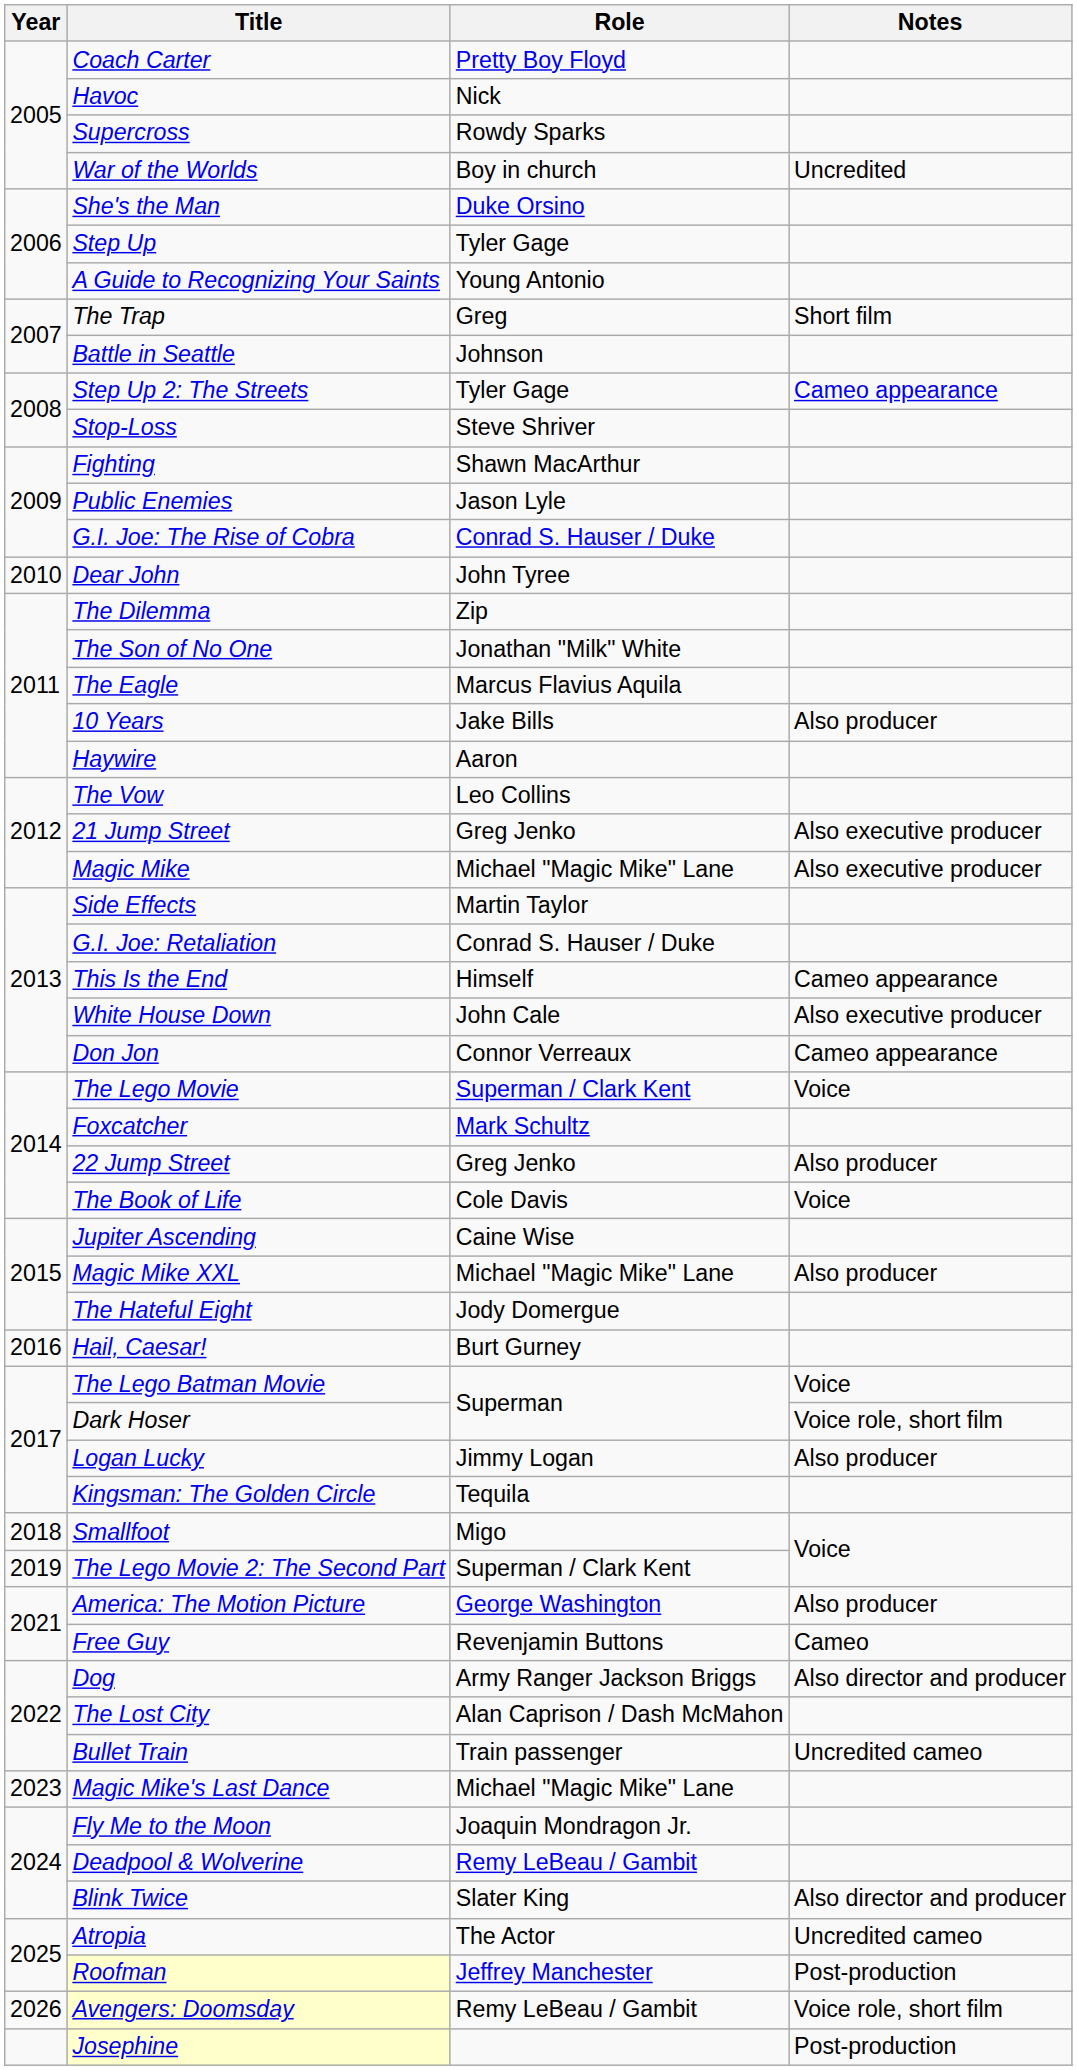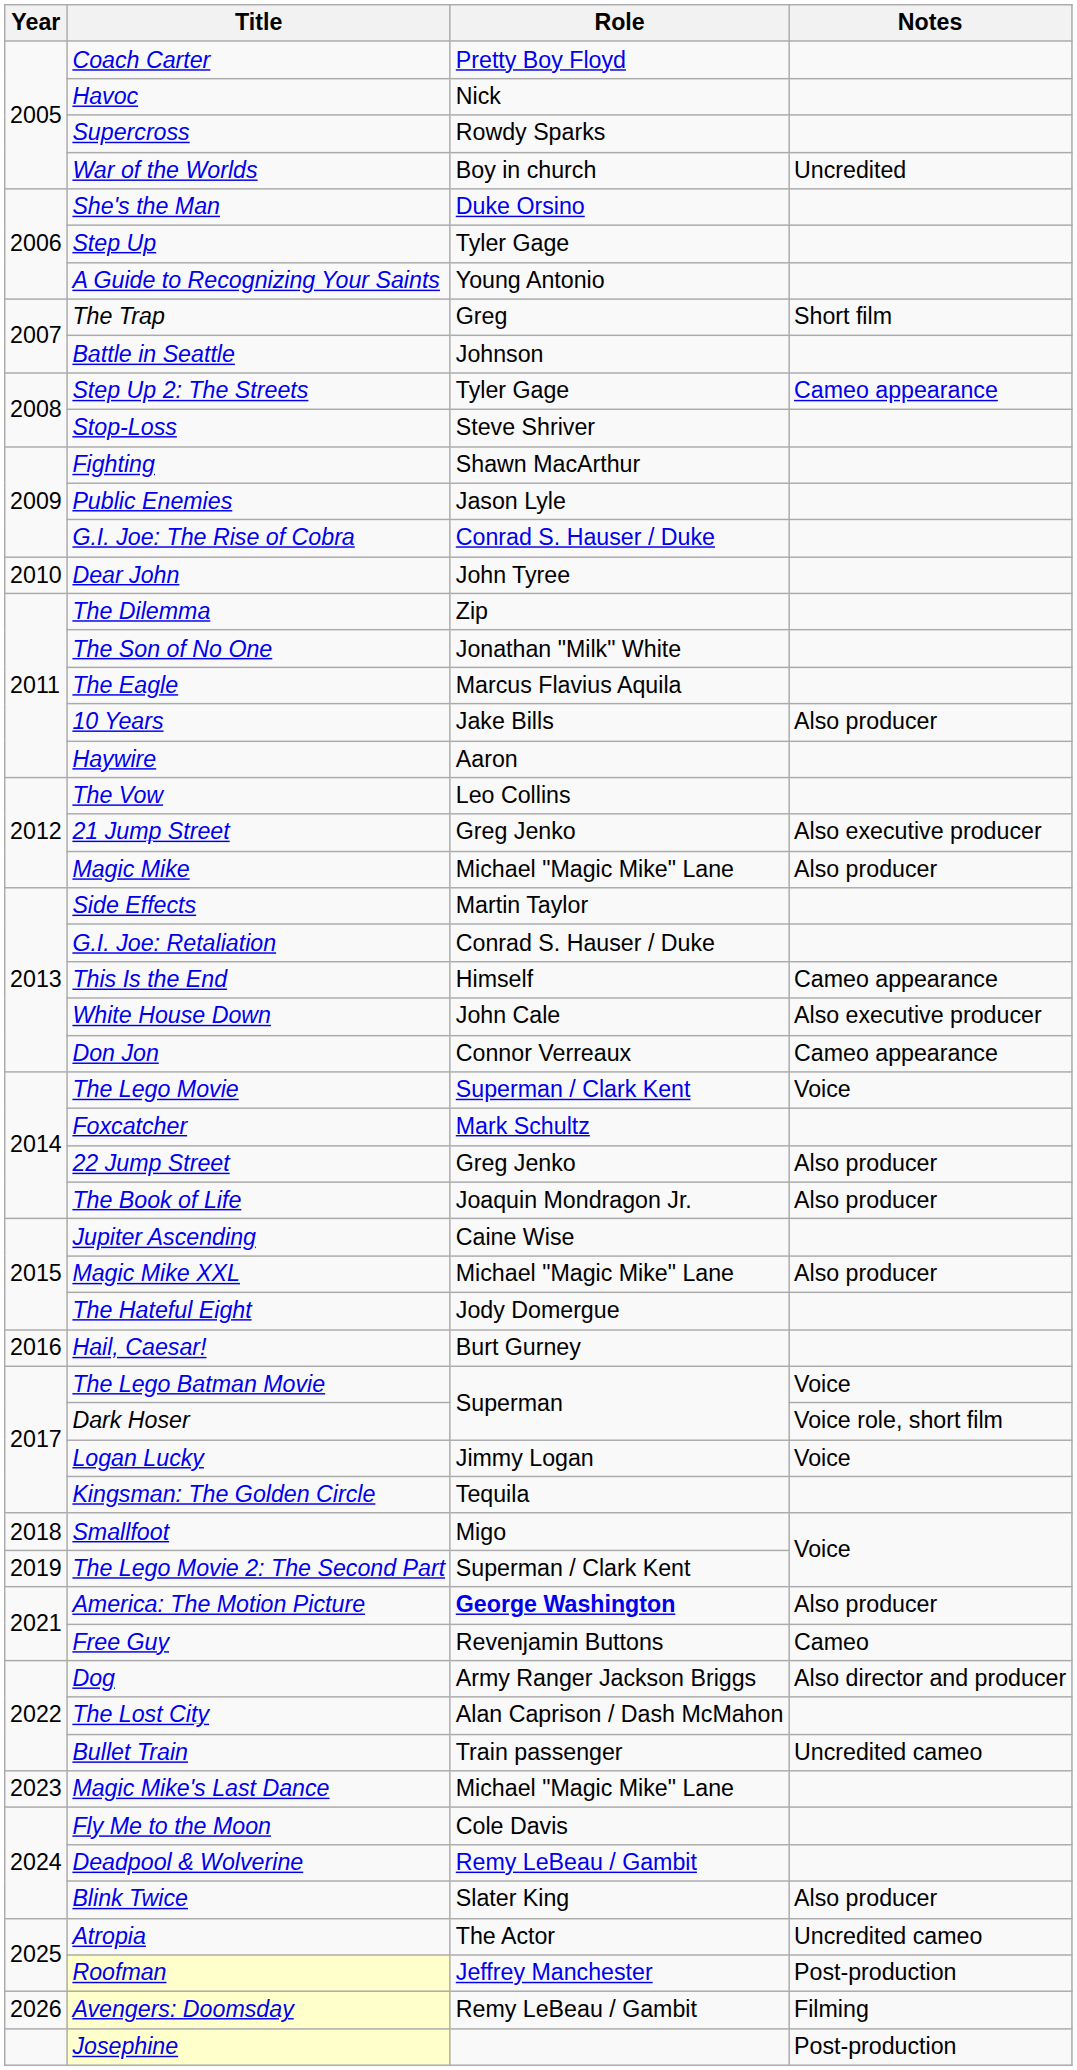(918, 869) Also executive producer -> (866, 869) Also producer
(512, 1200) Cole Davis -> (574, 1200) Joaquin Mondragon Jr.
(822, 1200) Voice -> (866, 1200) Also producer
(866, 1457) Also producer -> (822, 1457) Voice
(559, 1605) normal -> (566, 1605) bold
(574, 1825) Joaquin Mondragon Jr. -> (512, 1825) Cole Davis
(930, 1899) Also director and producer -> (866, 1899) Also producer
(898, 2009) Voice role, short film -> (831, 2009) Filming
